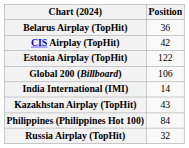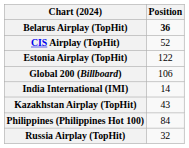(165, 27) normal -> (165, 27) bold
(165, 43) 42 -> (165, 43) 52
